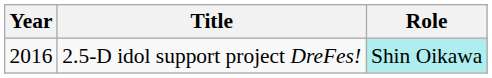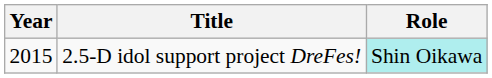(31, 55) 2016 -> (31, 55) 2015
